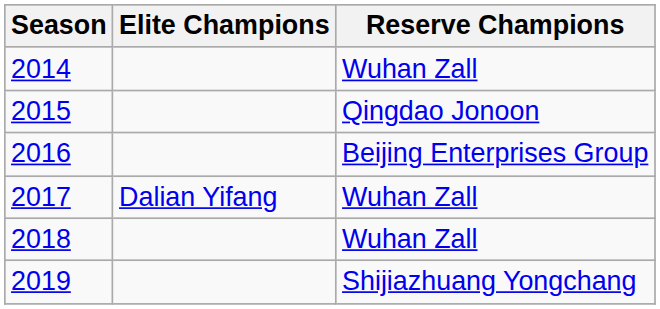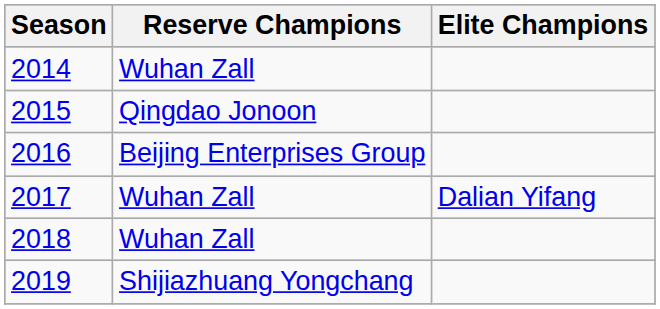columns swapped: (495, 25) <-> (224, 25)
